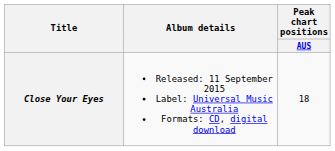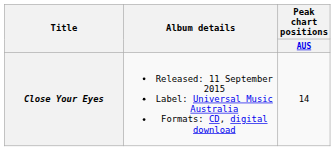(304, 99) 18 -> (304, 99) 14
